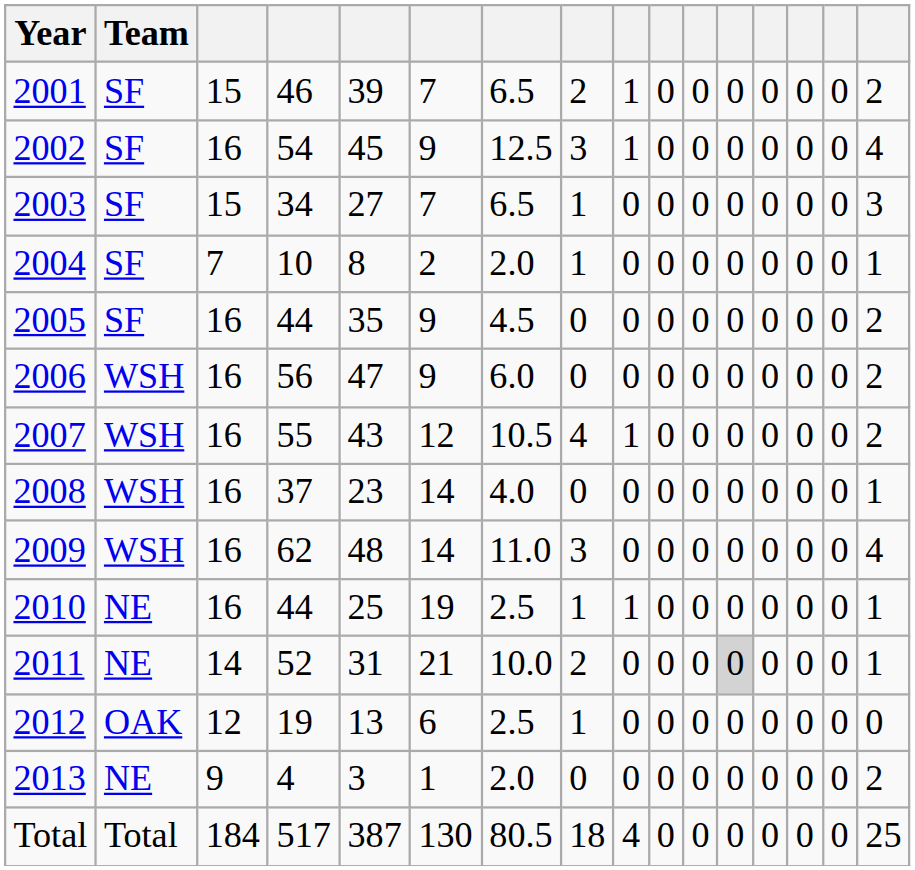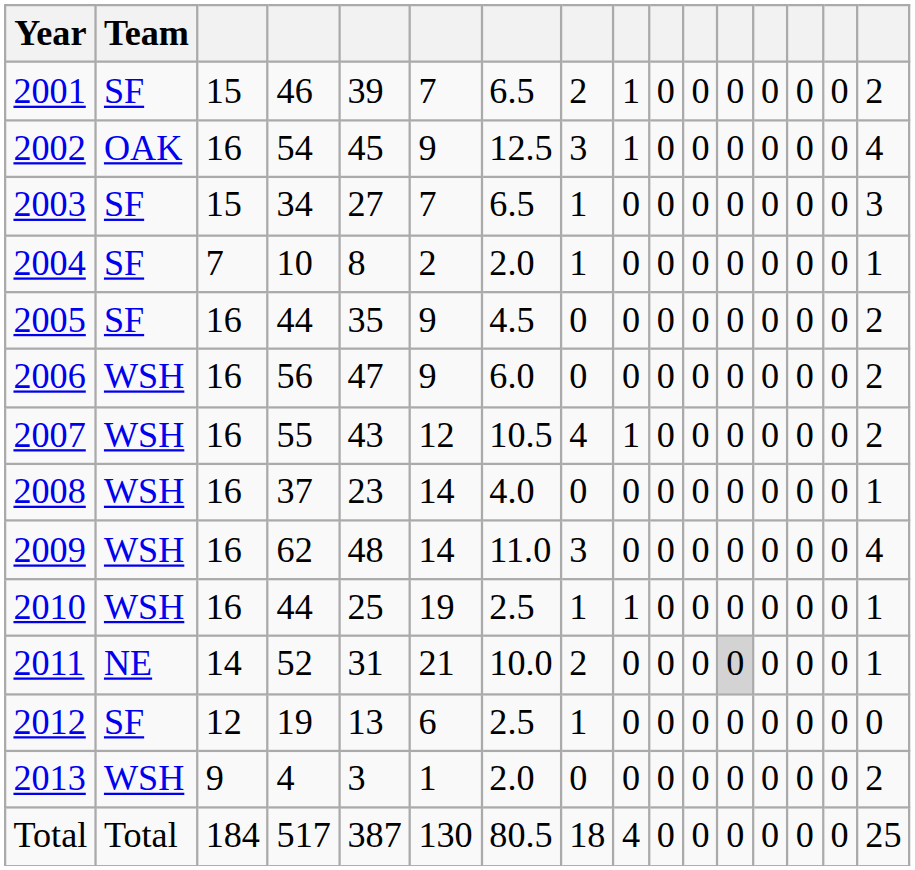(124, 147) SF -> (143, 147) OAK
(128, 606) NE -> (144, 606) WSH
(143, 721) OAK -> (124, 721) SF
(128, 778) NE -> (144, 778) WSH
